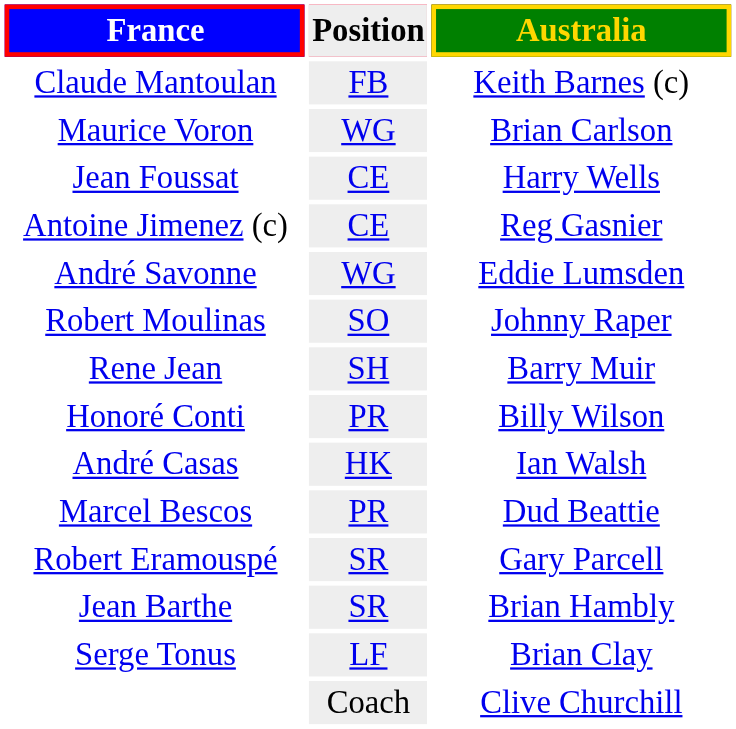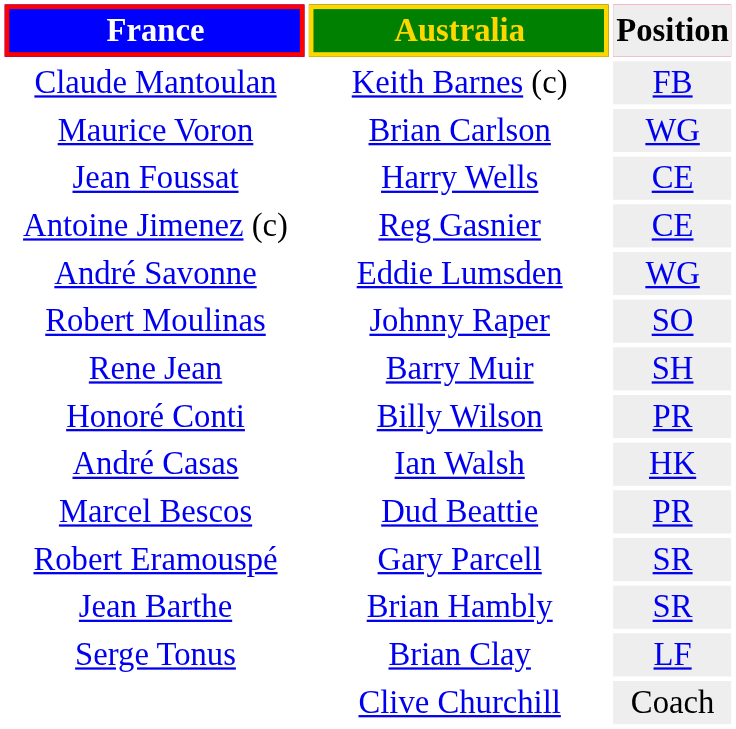columns swapped: (368, 30) <-> (581, 30)
